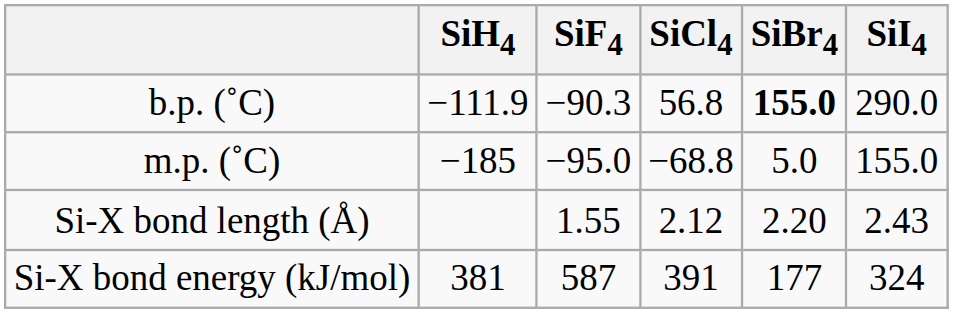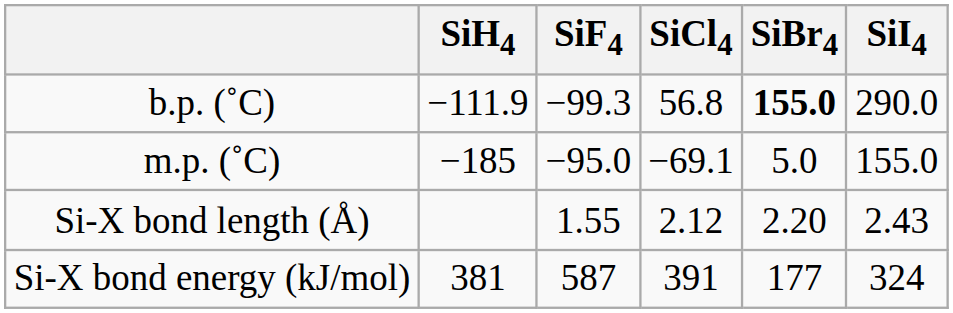(588, 102) −90.3 -> (588, 102) −99.3
(691, 160) −68.8 -> (691, 160) −69.1
